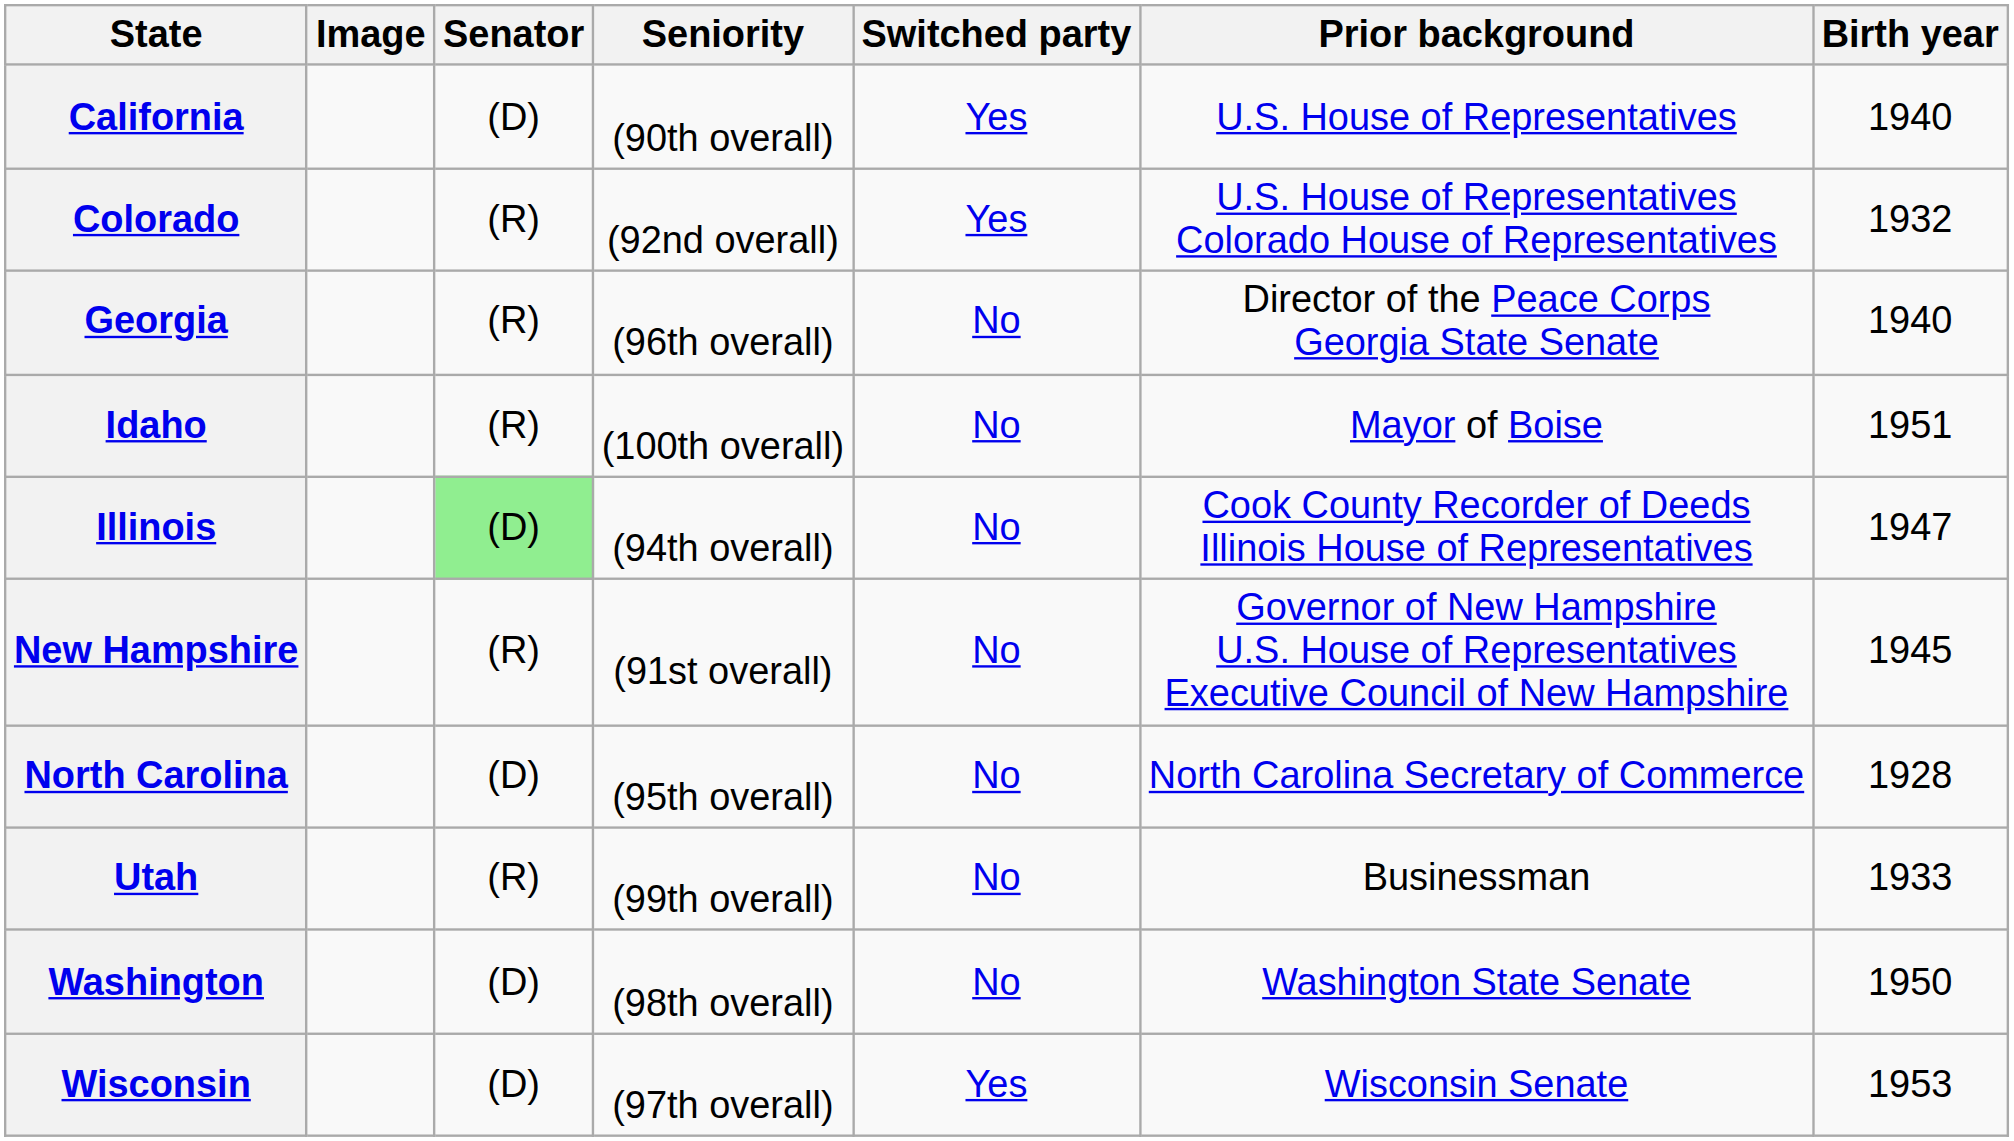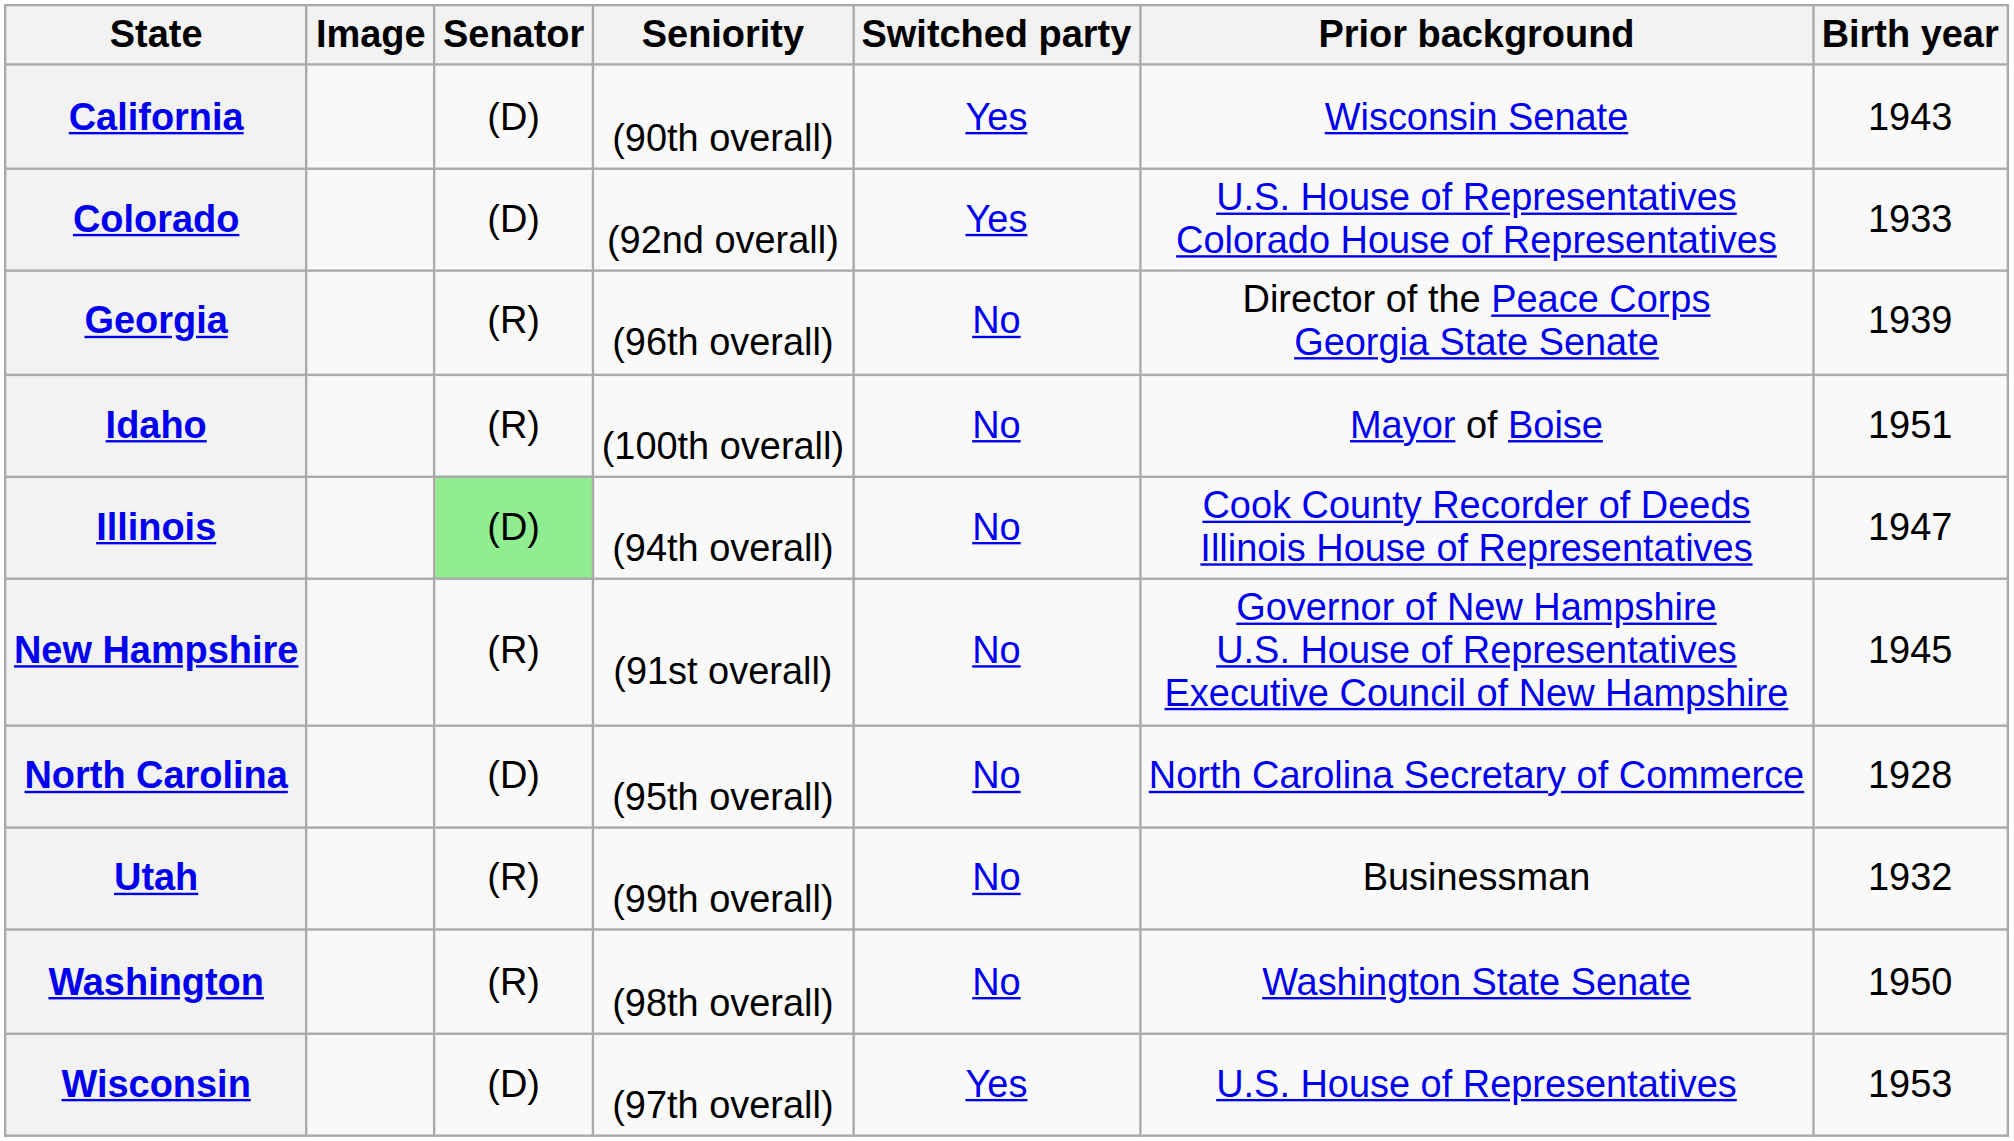(1476, 116) U.S. House of Representatives -> (1476, 116) Wisconsin Senate
(1910, 116) 1940 -> (1910, 116) 1943
(514, 218) (R) -> (514, 218) (D)
(1910, 218) 1932 -> (1910, 218) 1933
(1910, 321) 1940 -> (1910, 321) 1939
(1910, 878) 1933 -> (1910, 878) 1932
(514, 981) (D) -> (514, 981) (R)
(1476, 1083) Wisconsin Senate -> (1476, 1083) U.S. House of Representatives
